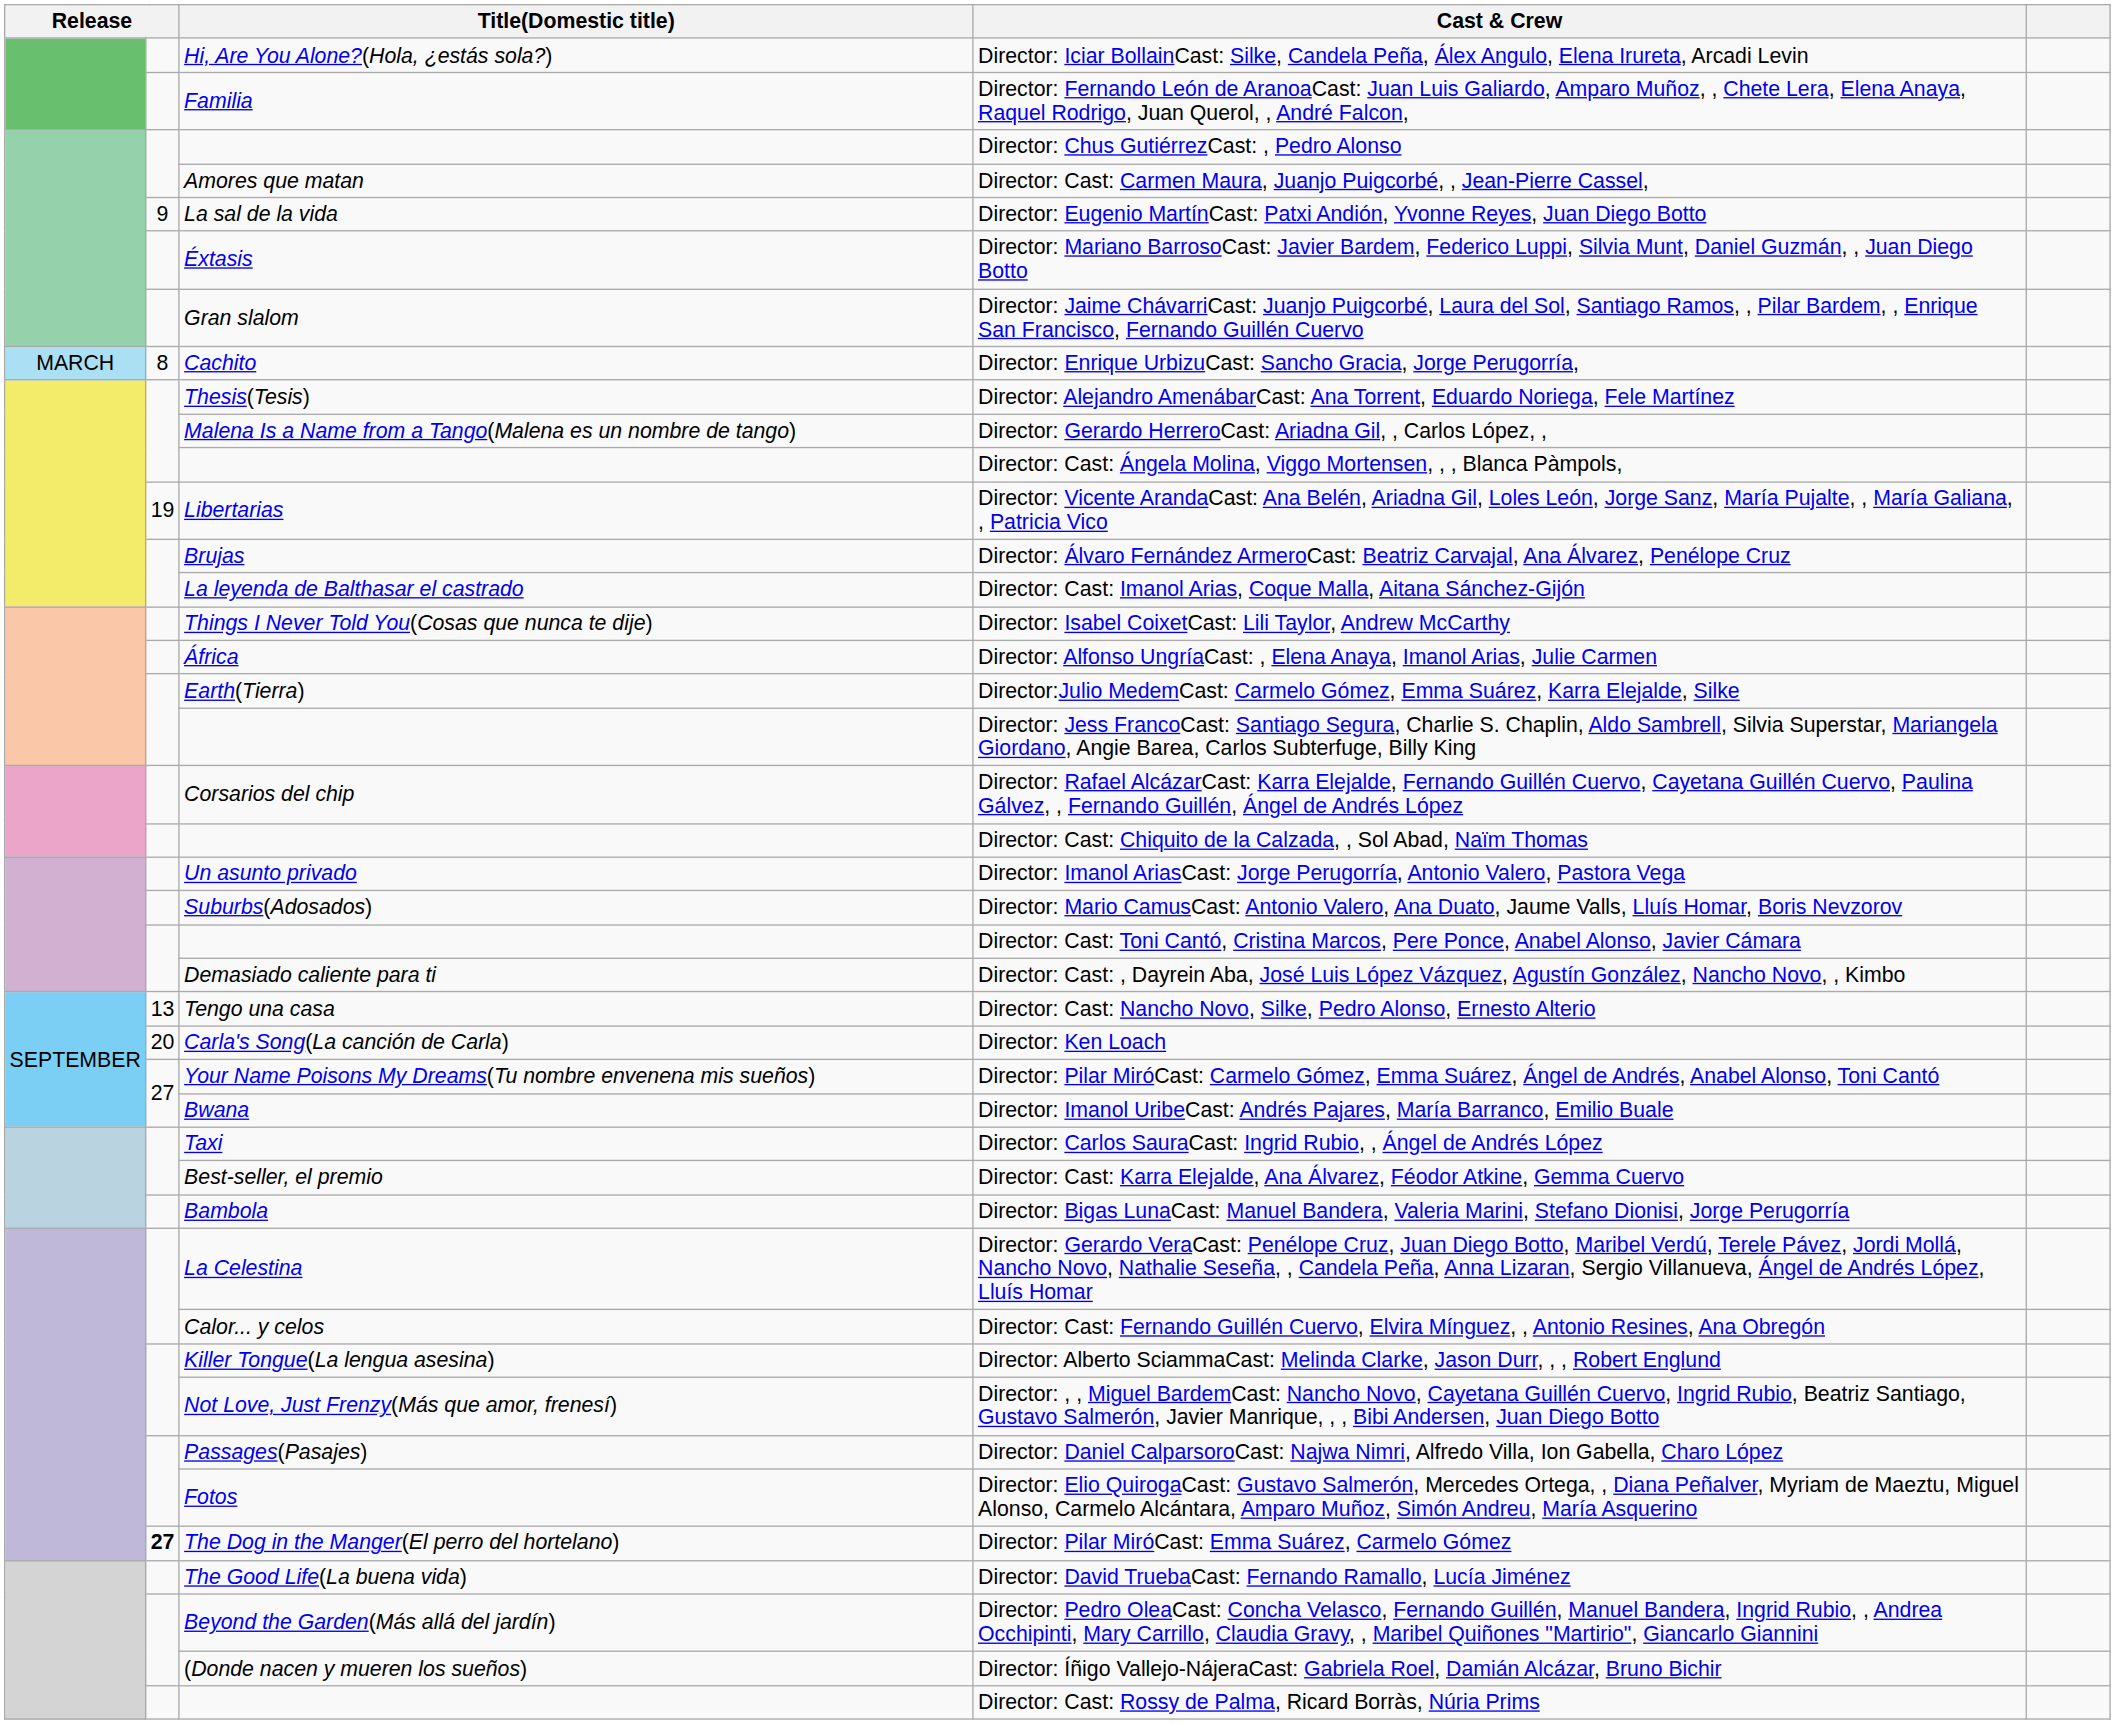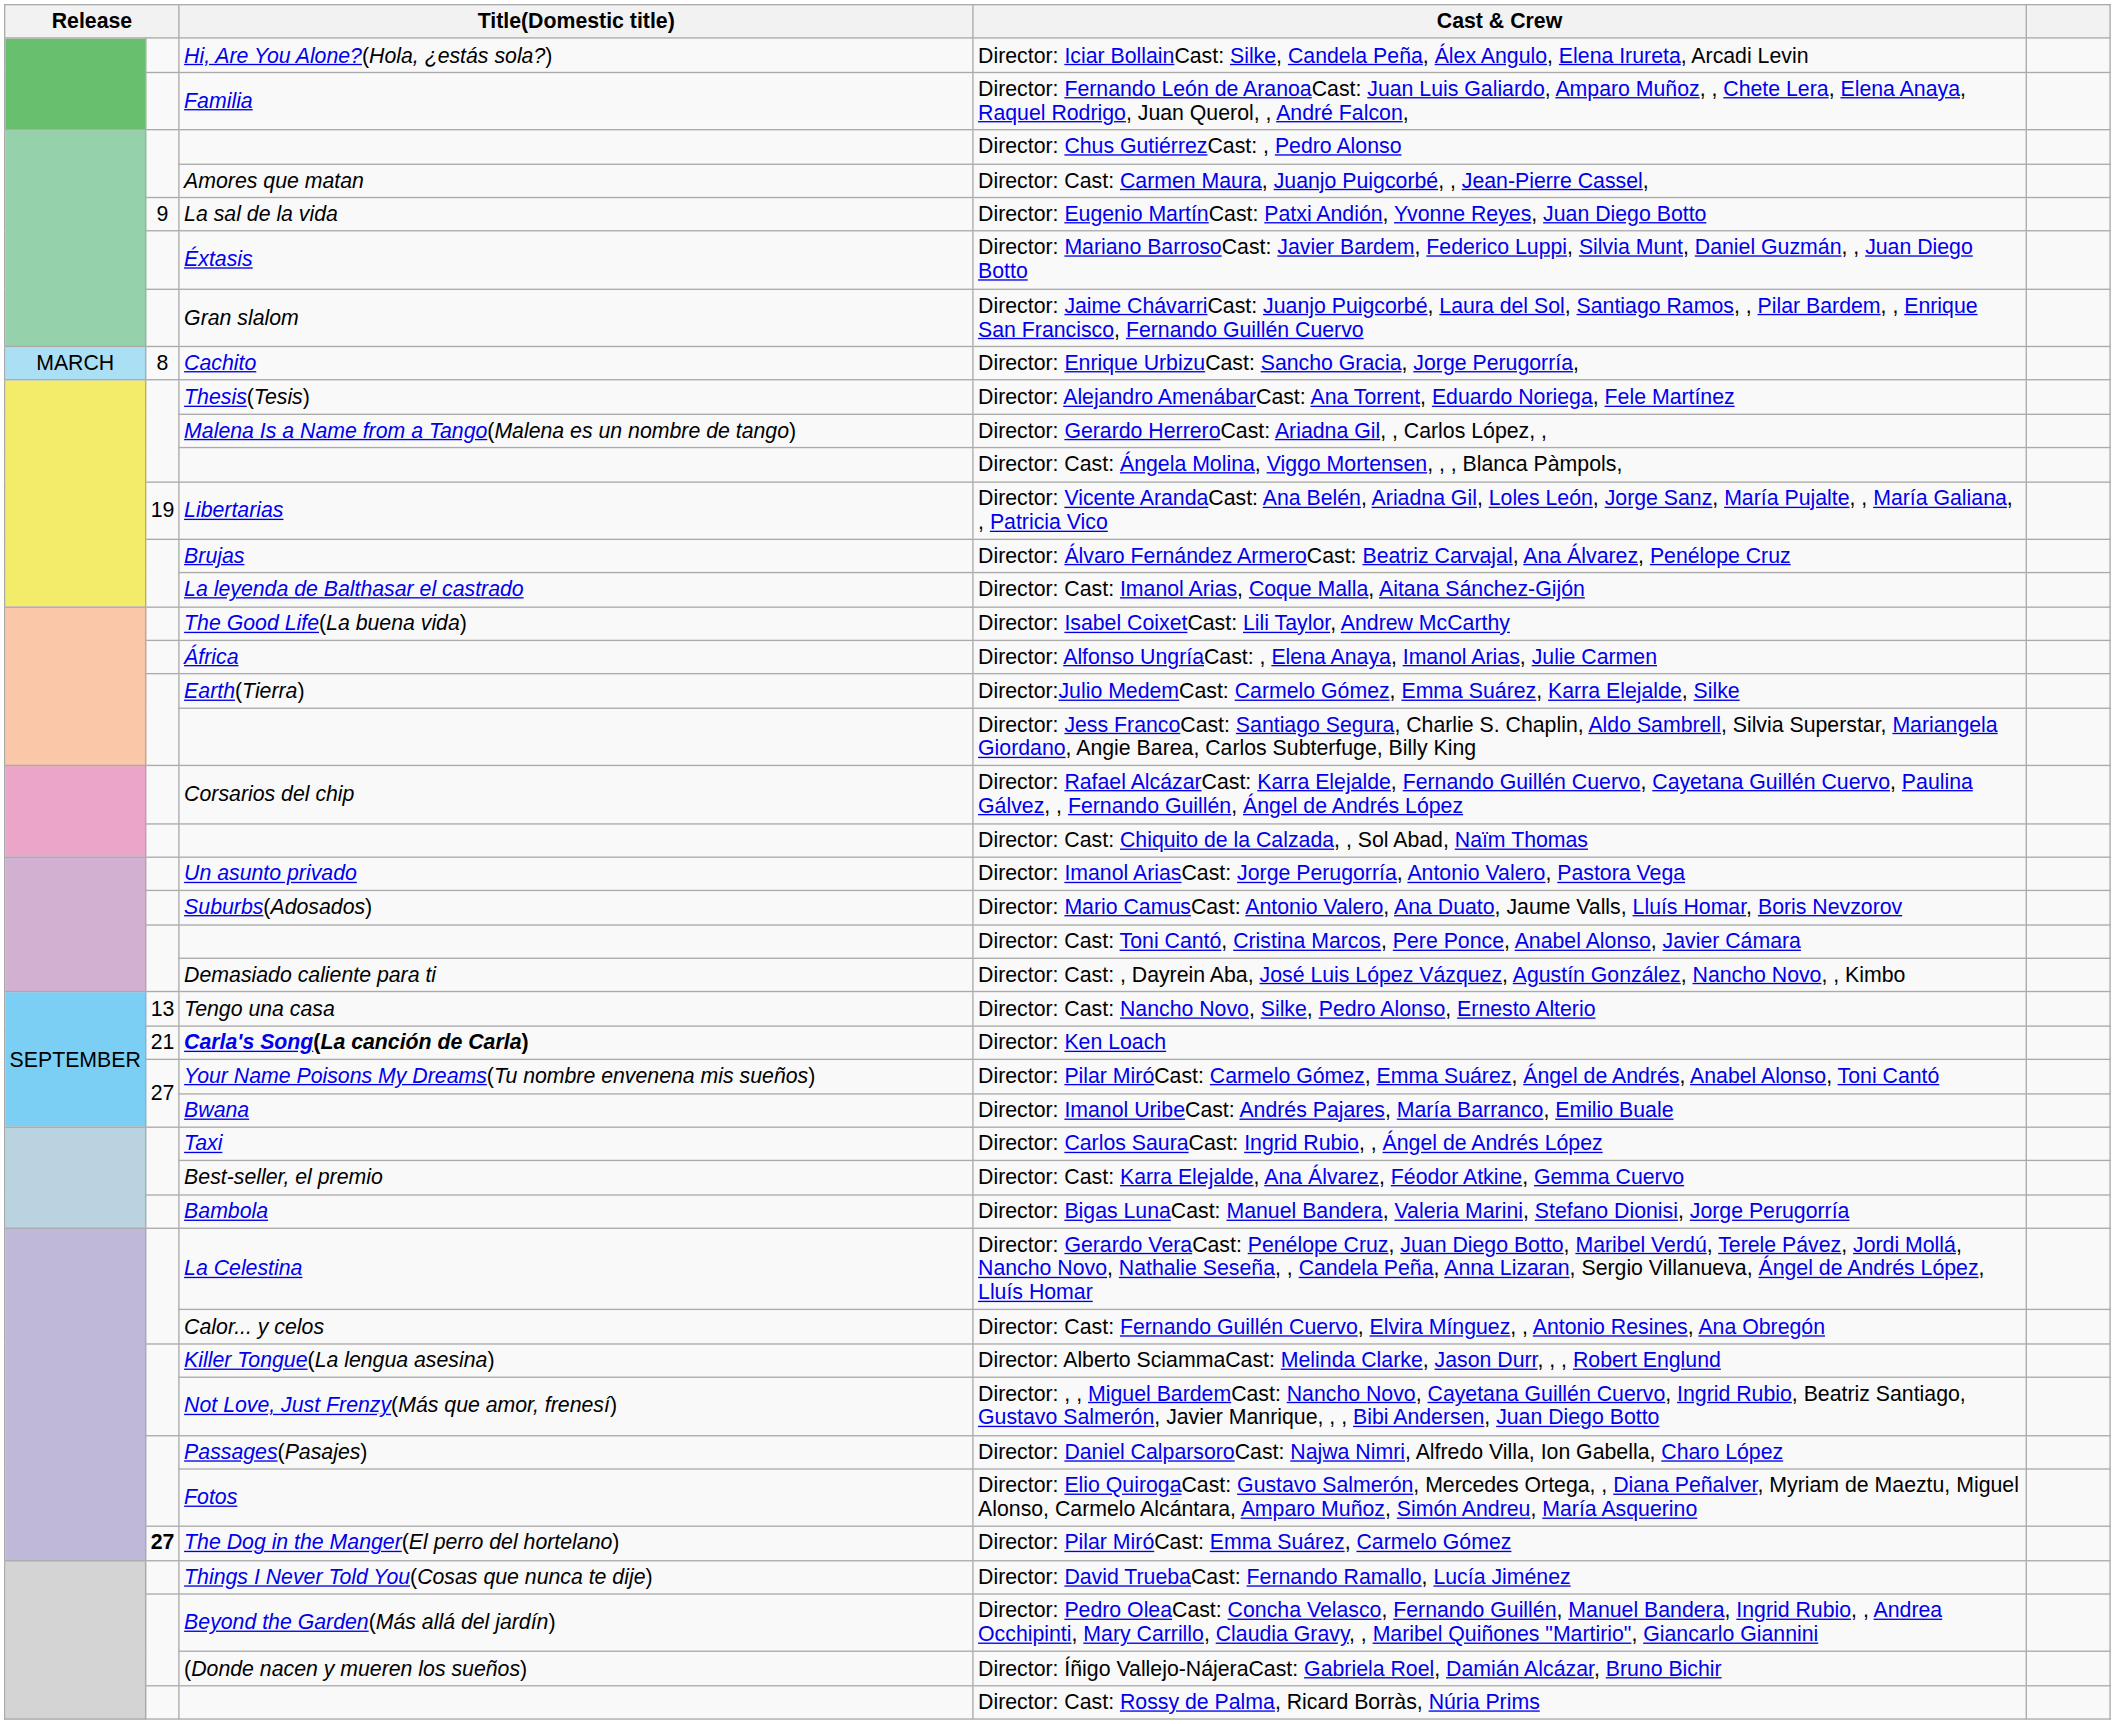(418, 623) Things I Never Told You(Cosas que nunca te dije) -> (325, 623) The Good Life(La buena vida)
(162, 1042) 20 -> (162, 1042) 21
(346, 1042) normal -> (356, 1042) bold
(325, 1576) The Good Life(La buena vida) -> (418, 1576) Things I Never Told You(Cosas que nunca te dije)
